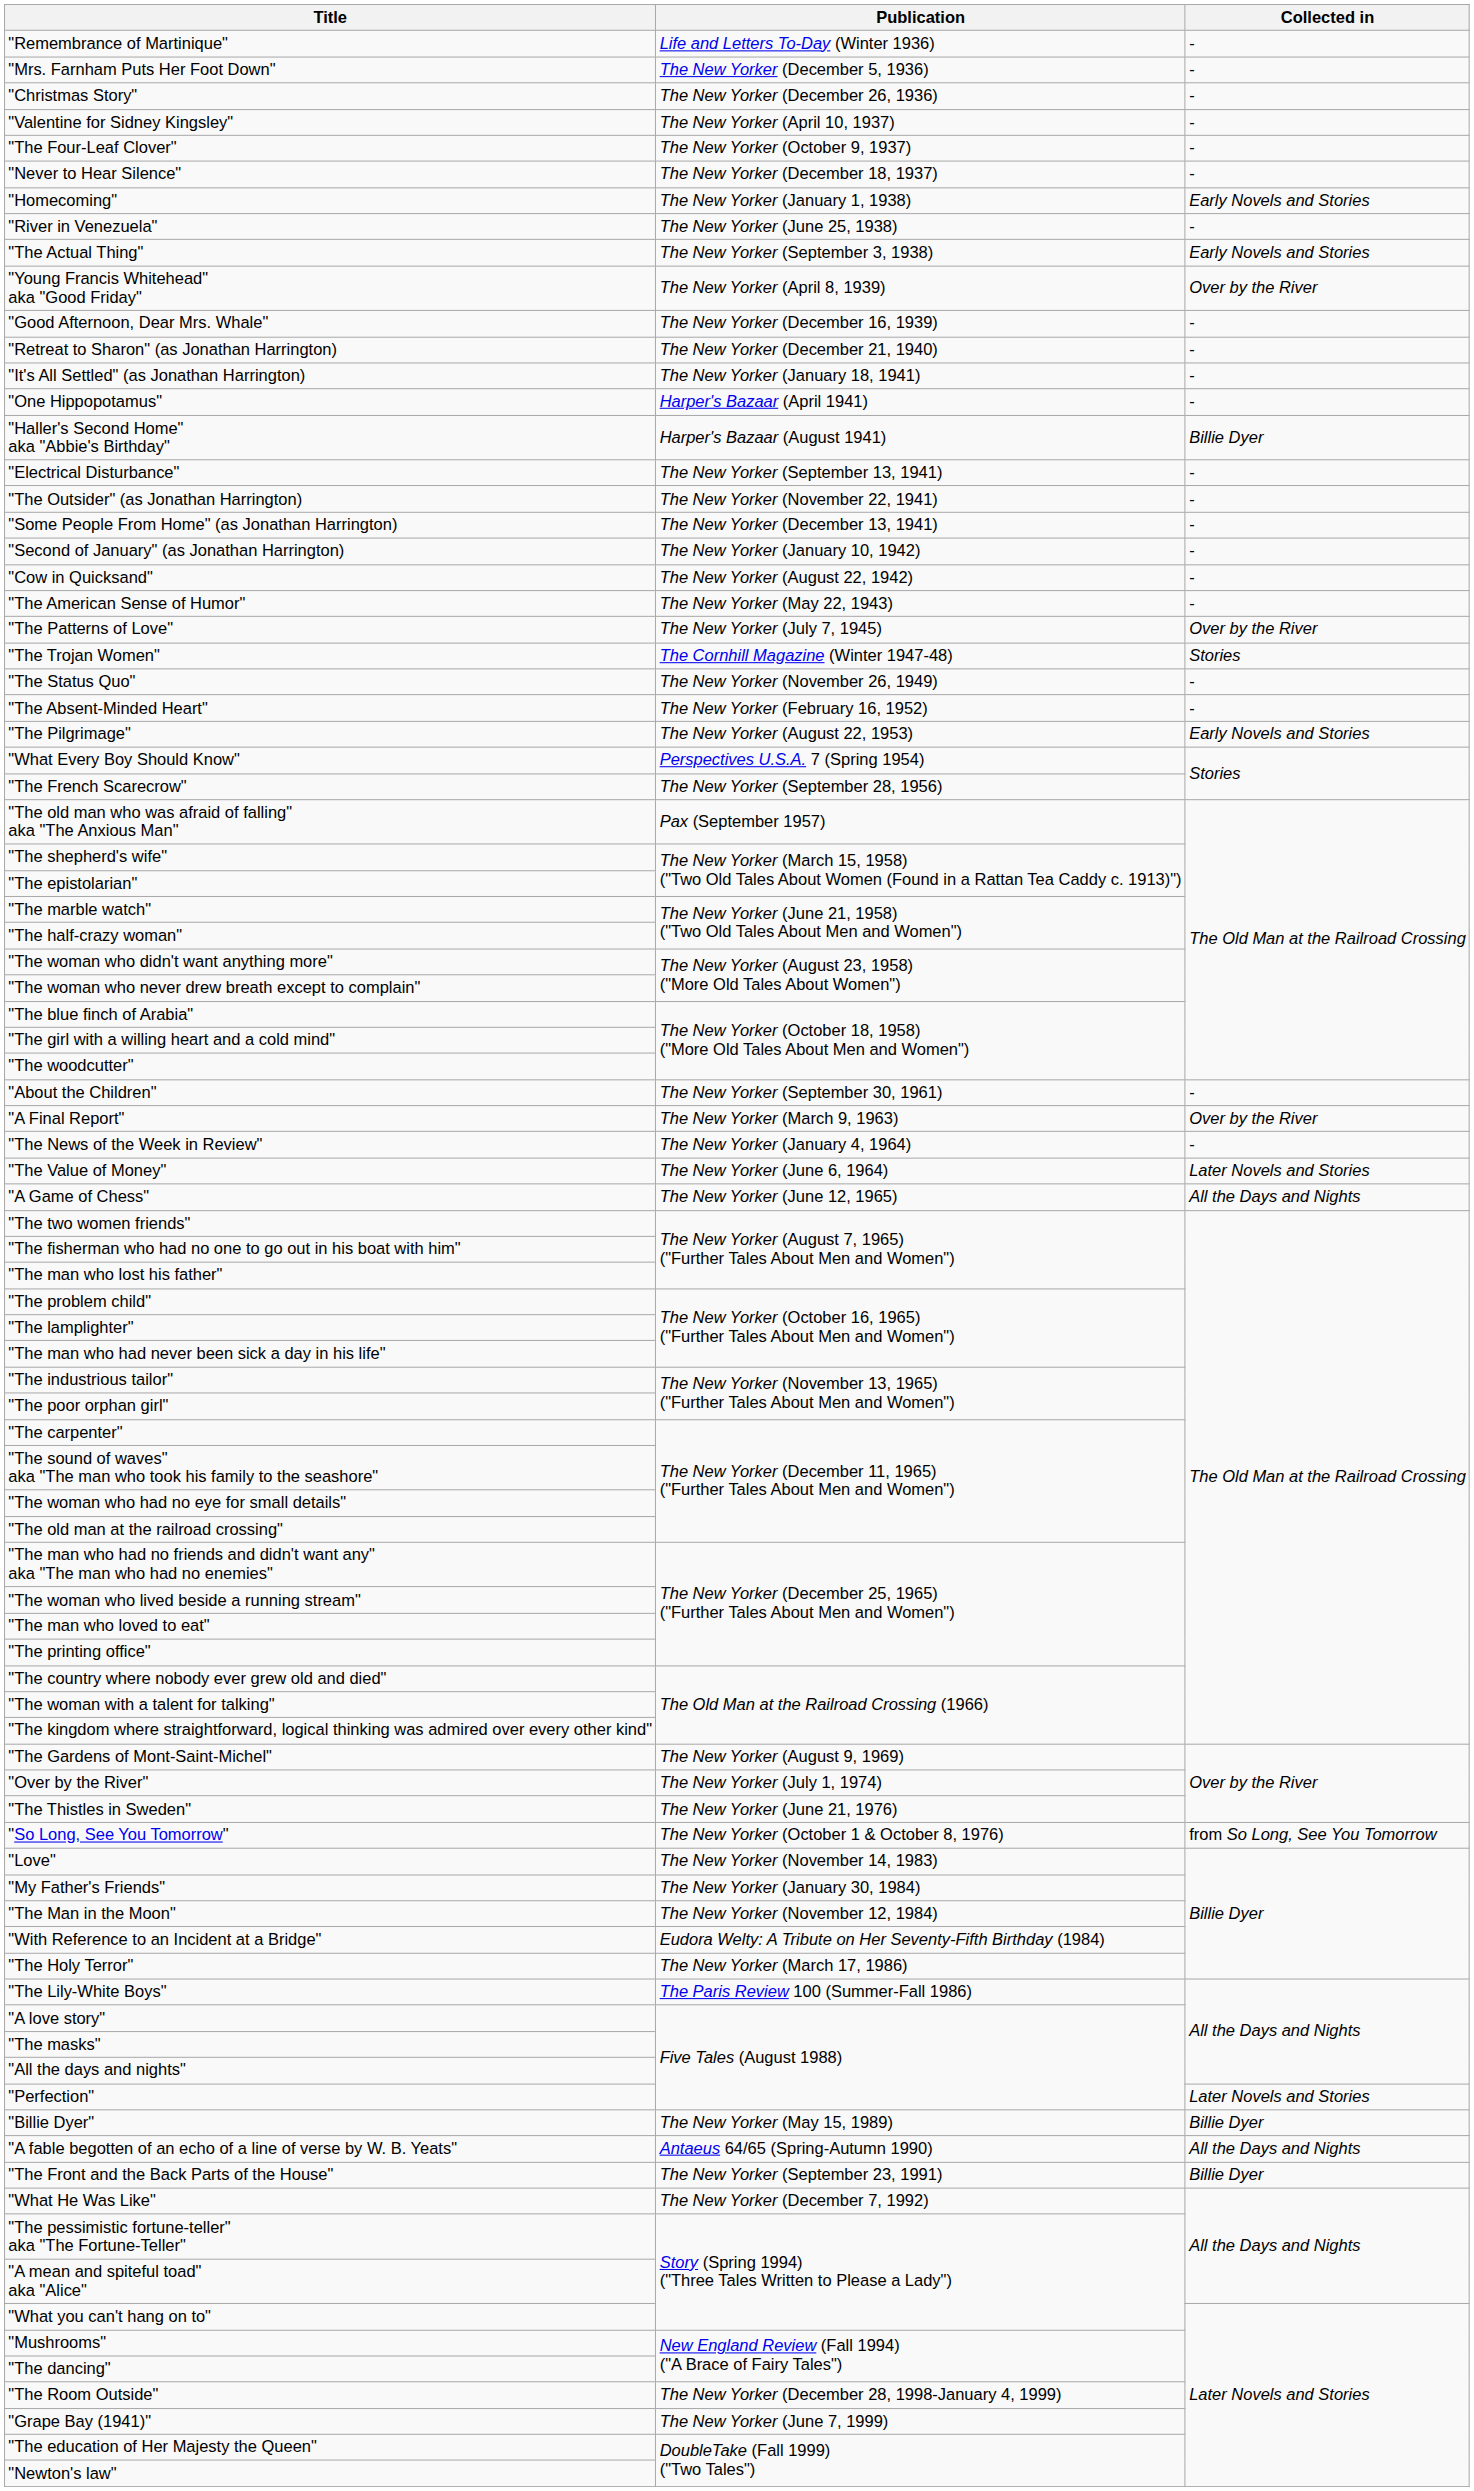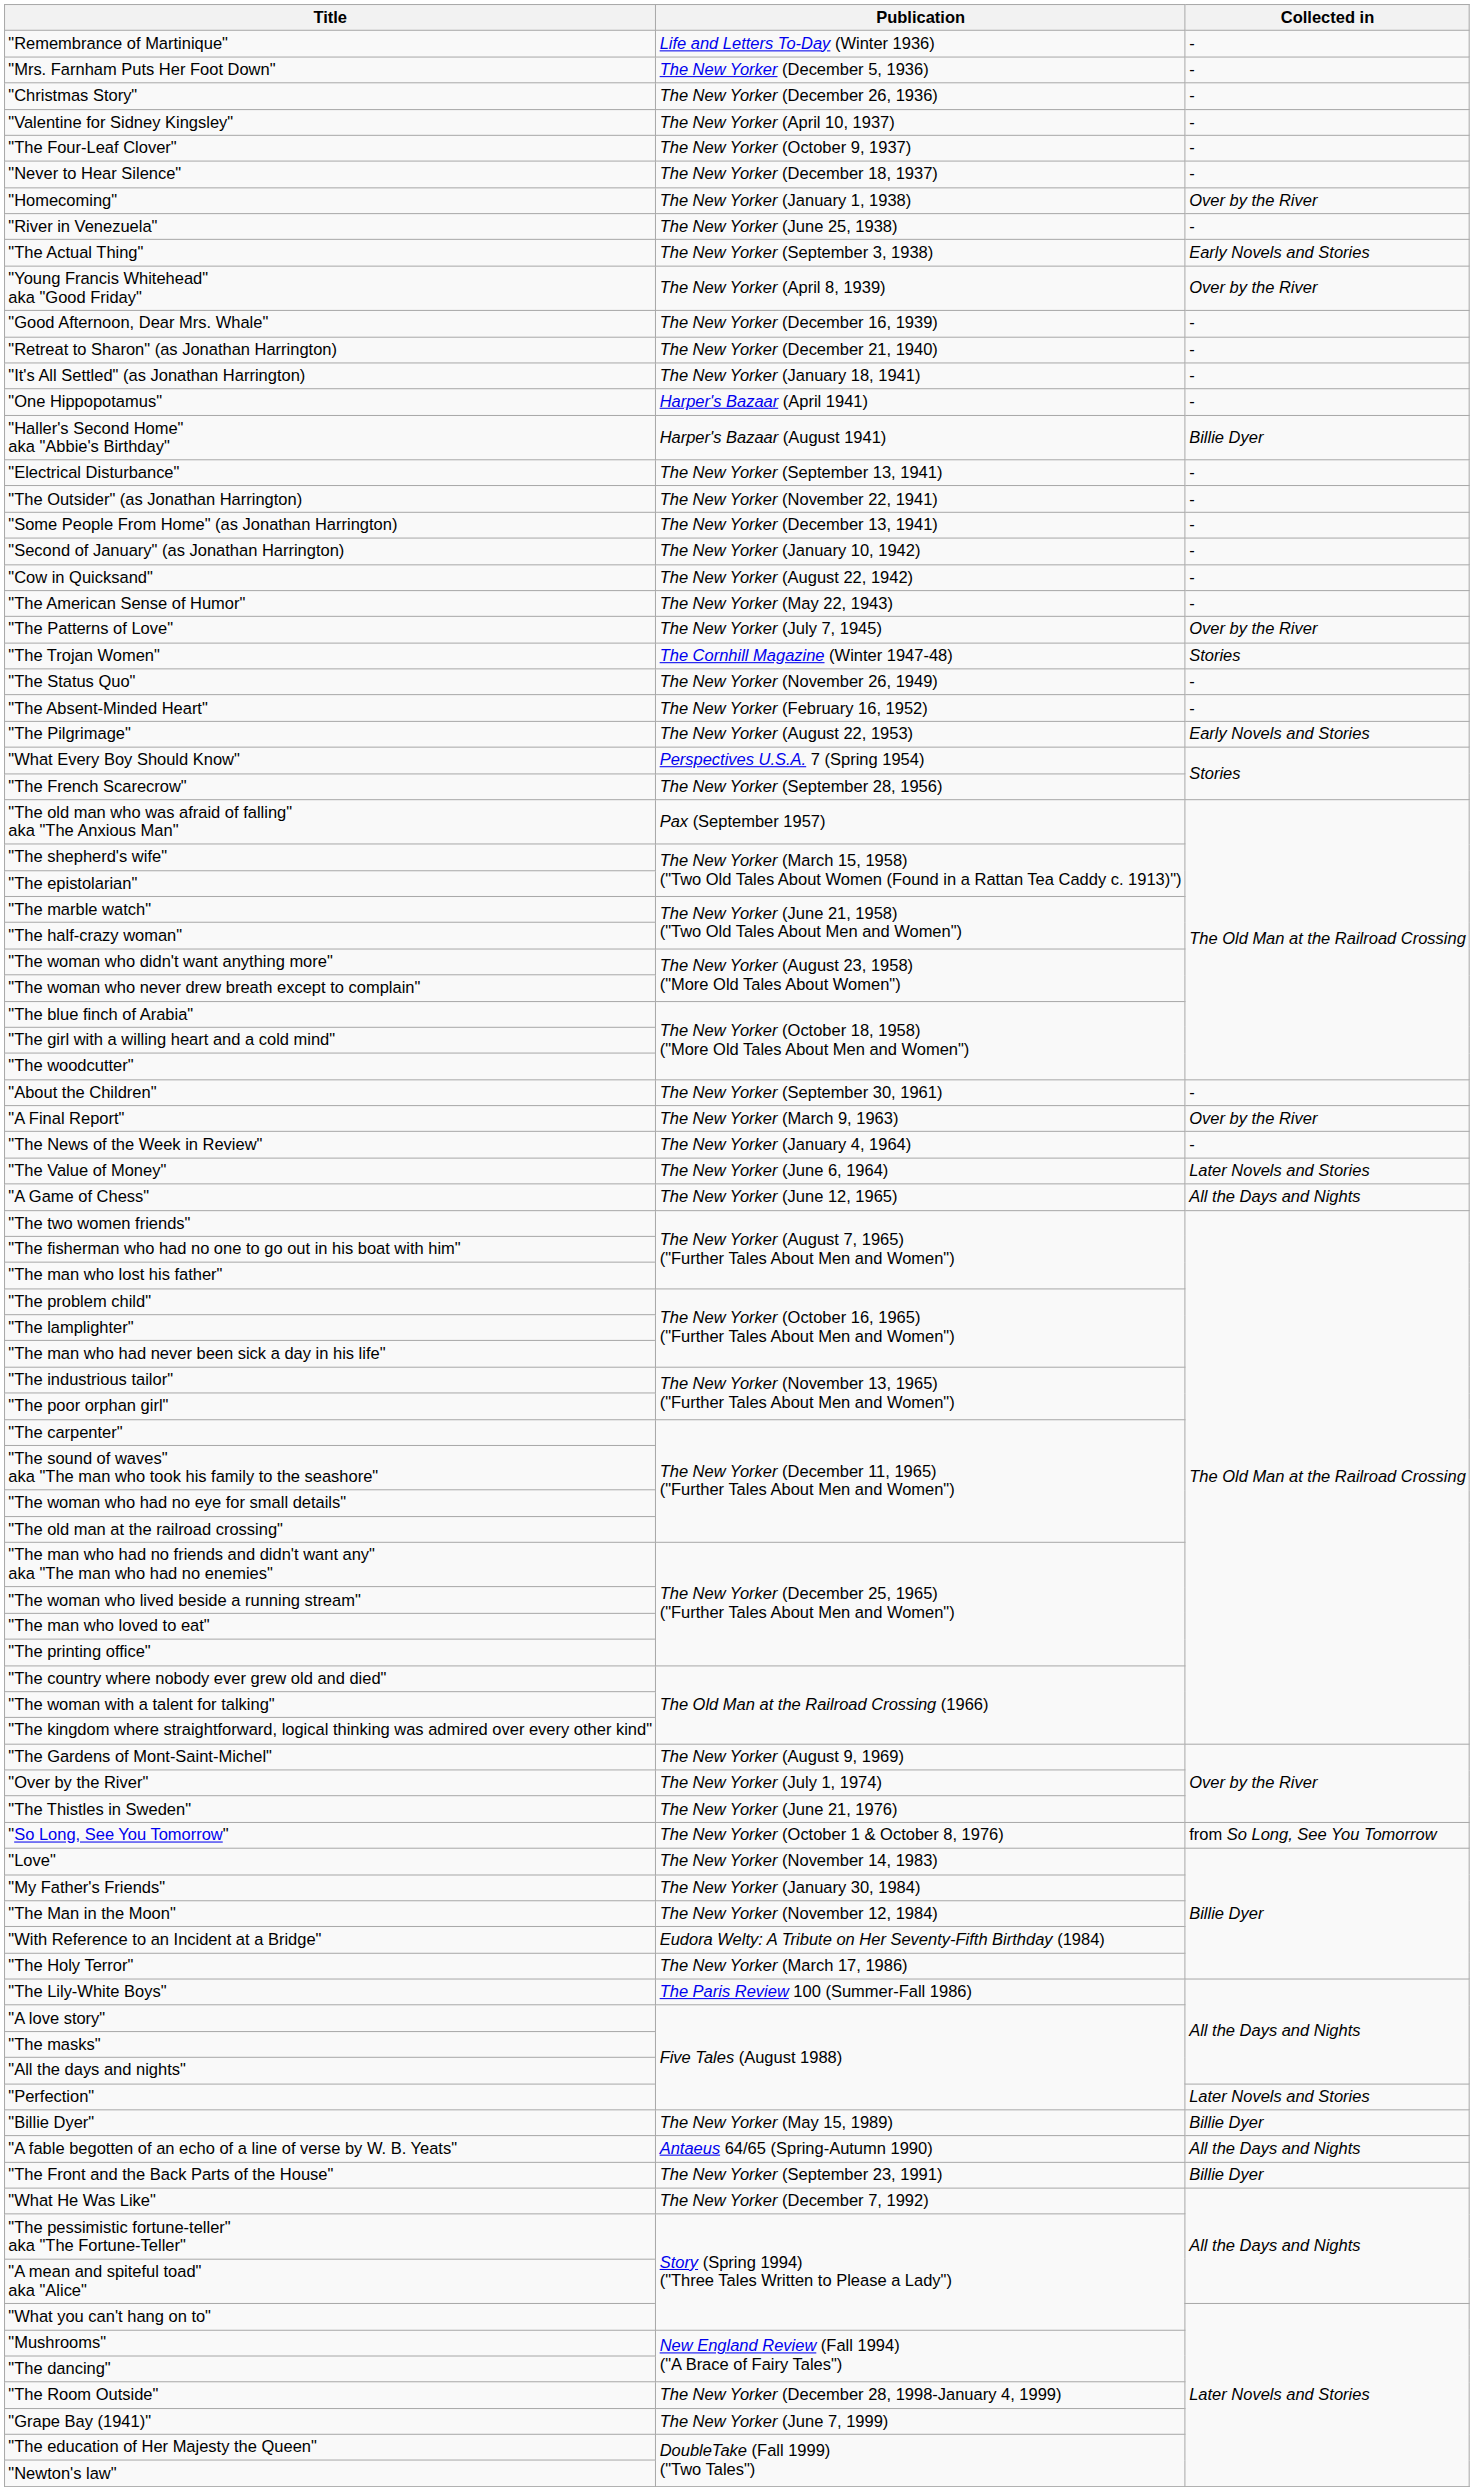(1279, 200) Early Novels and Stories -> (1253, 200) Over by the River
